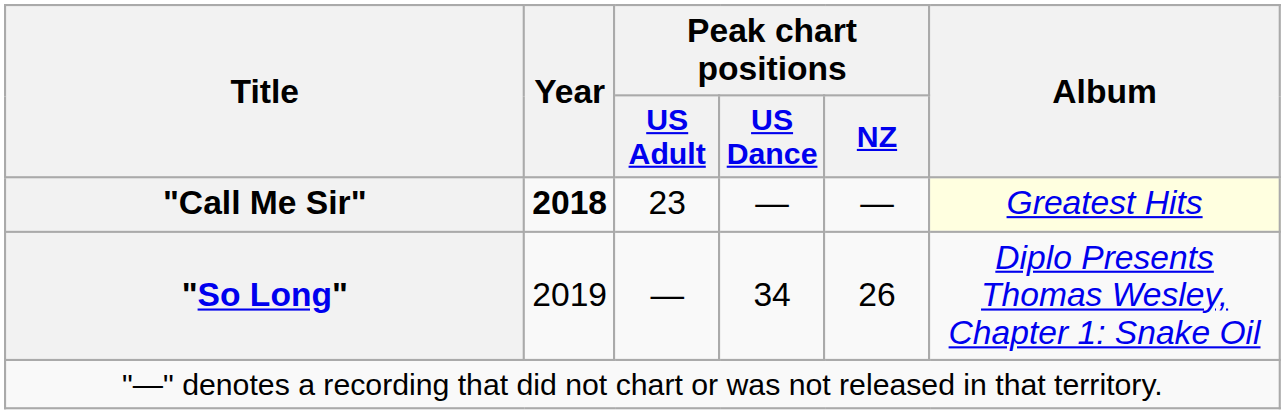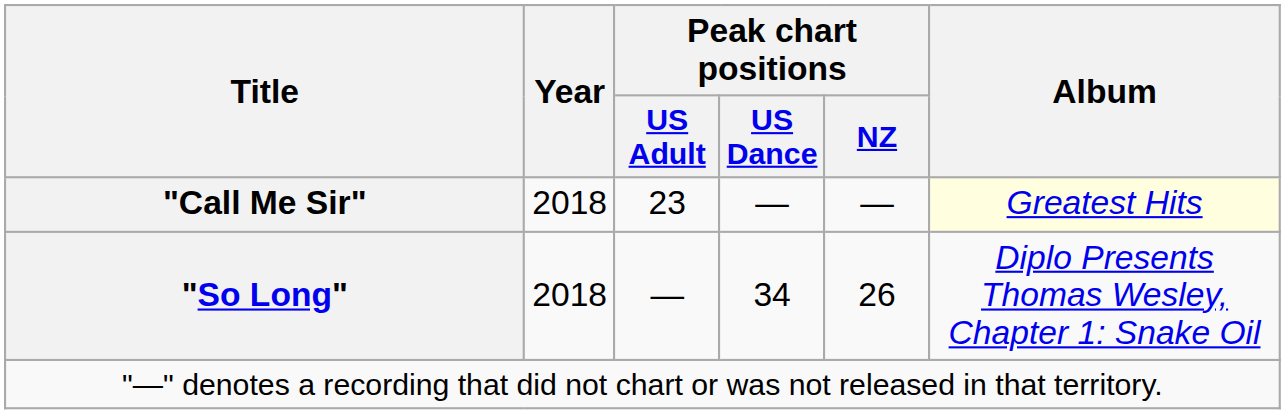(570, 203) bold -> (570, 203) normal
(570, 294) 2019 -> (570, 294) 2018
